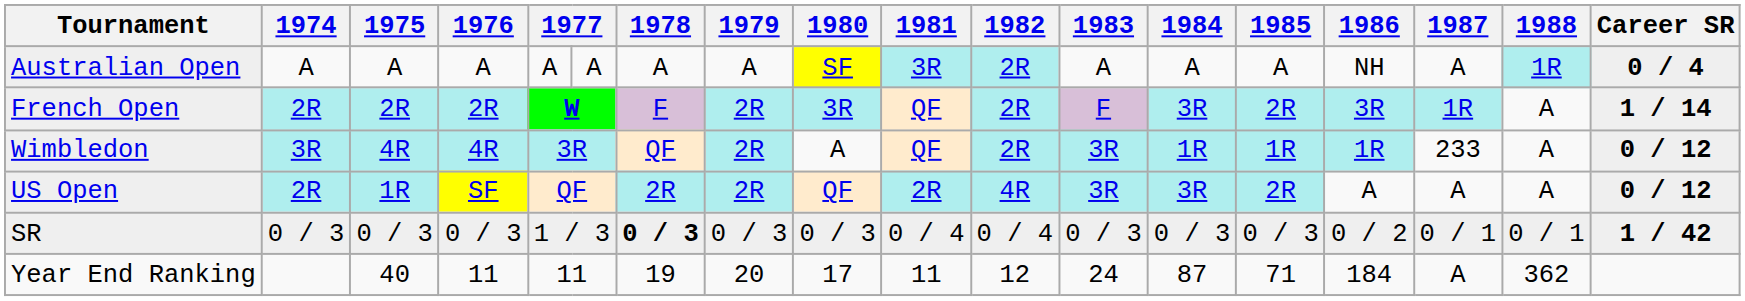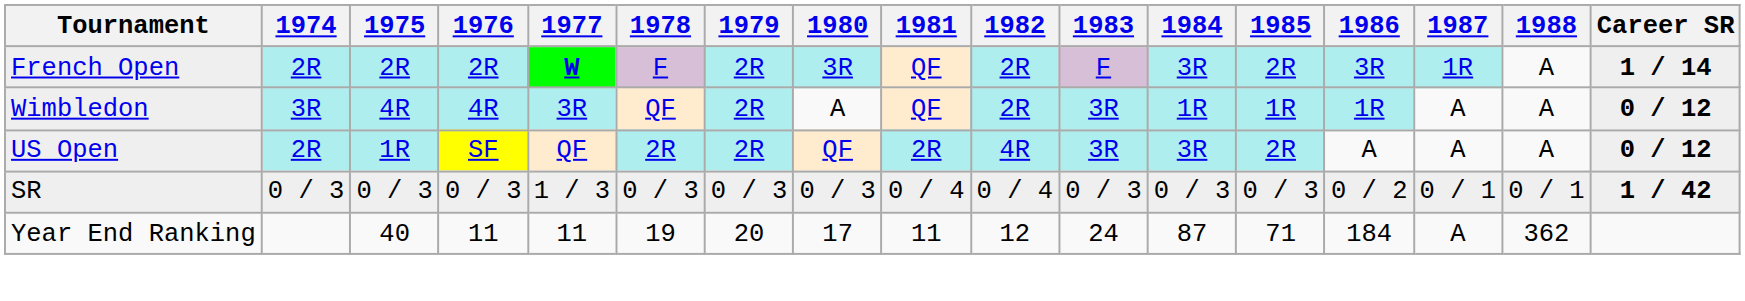- row: (126, 67)
(1458, 150) 233 -> (1458, 109) A
(660, 233) bold -> (660, 192) normal
